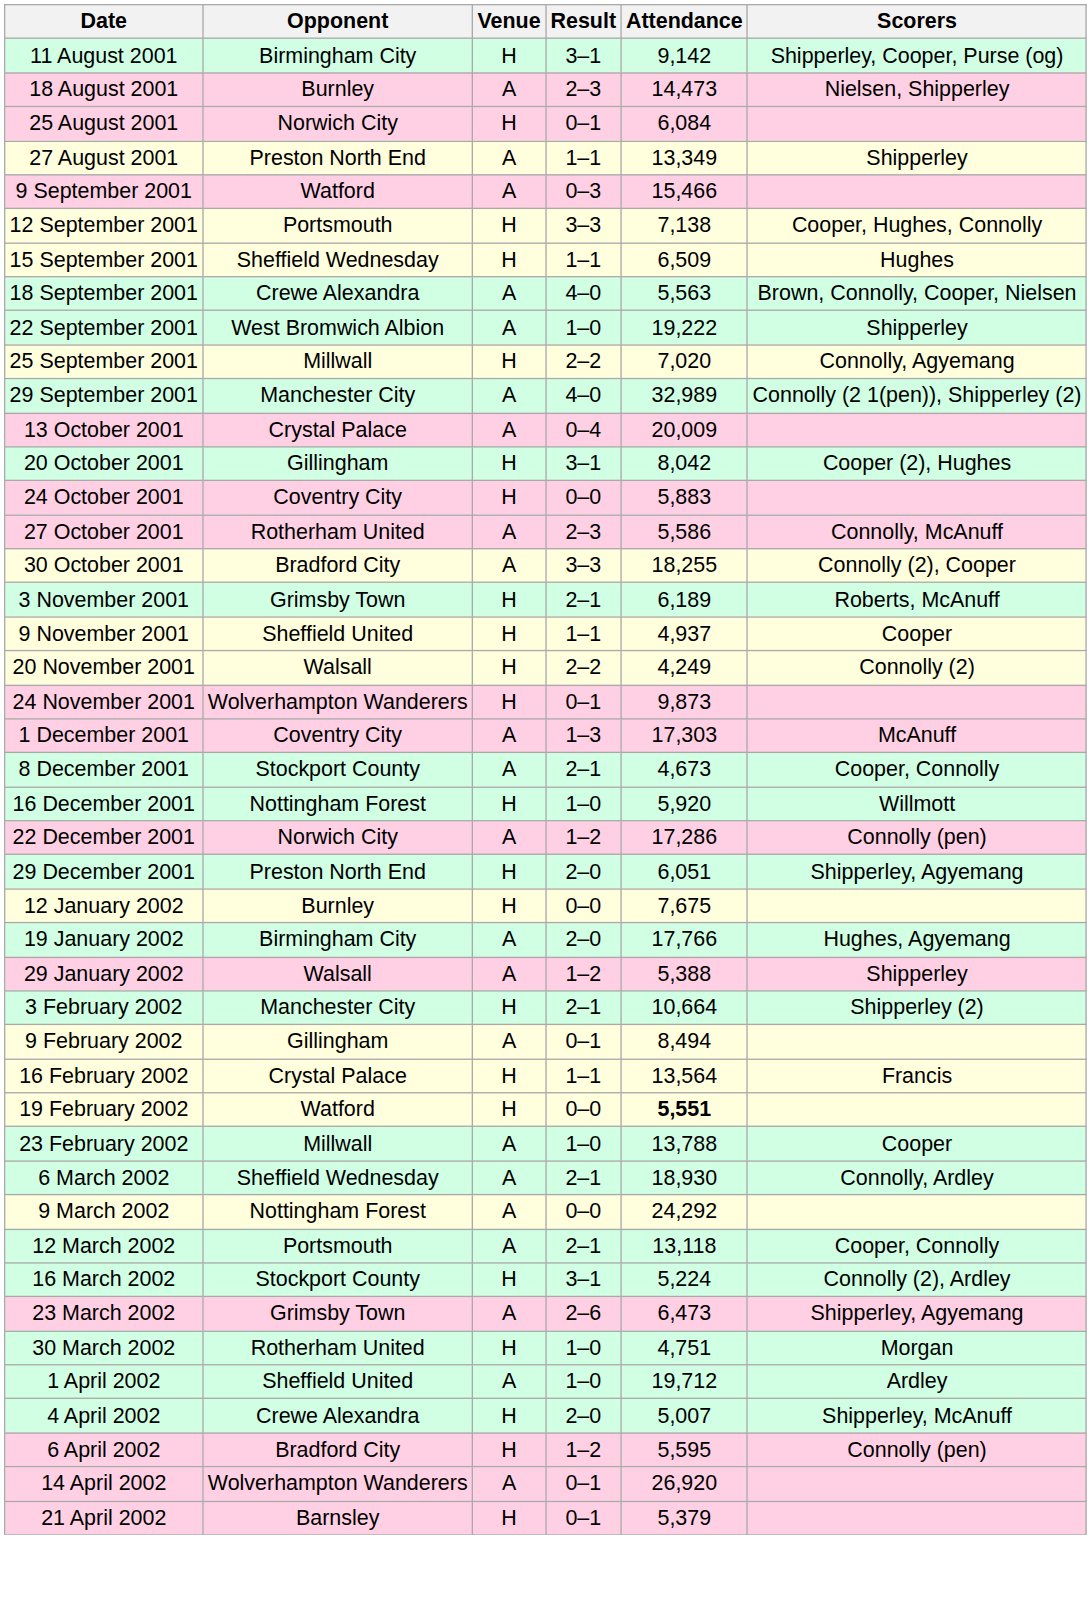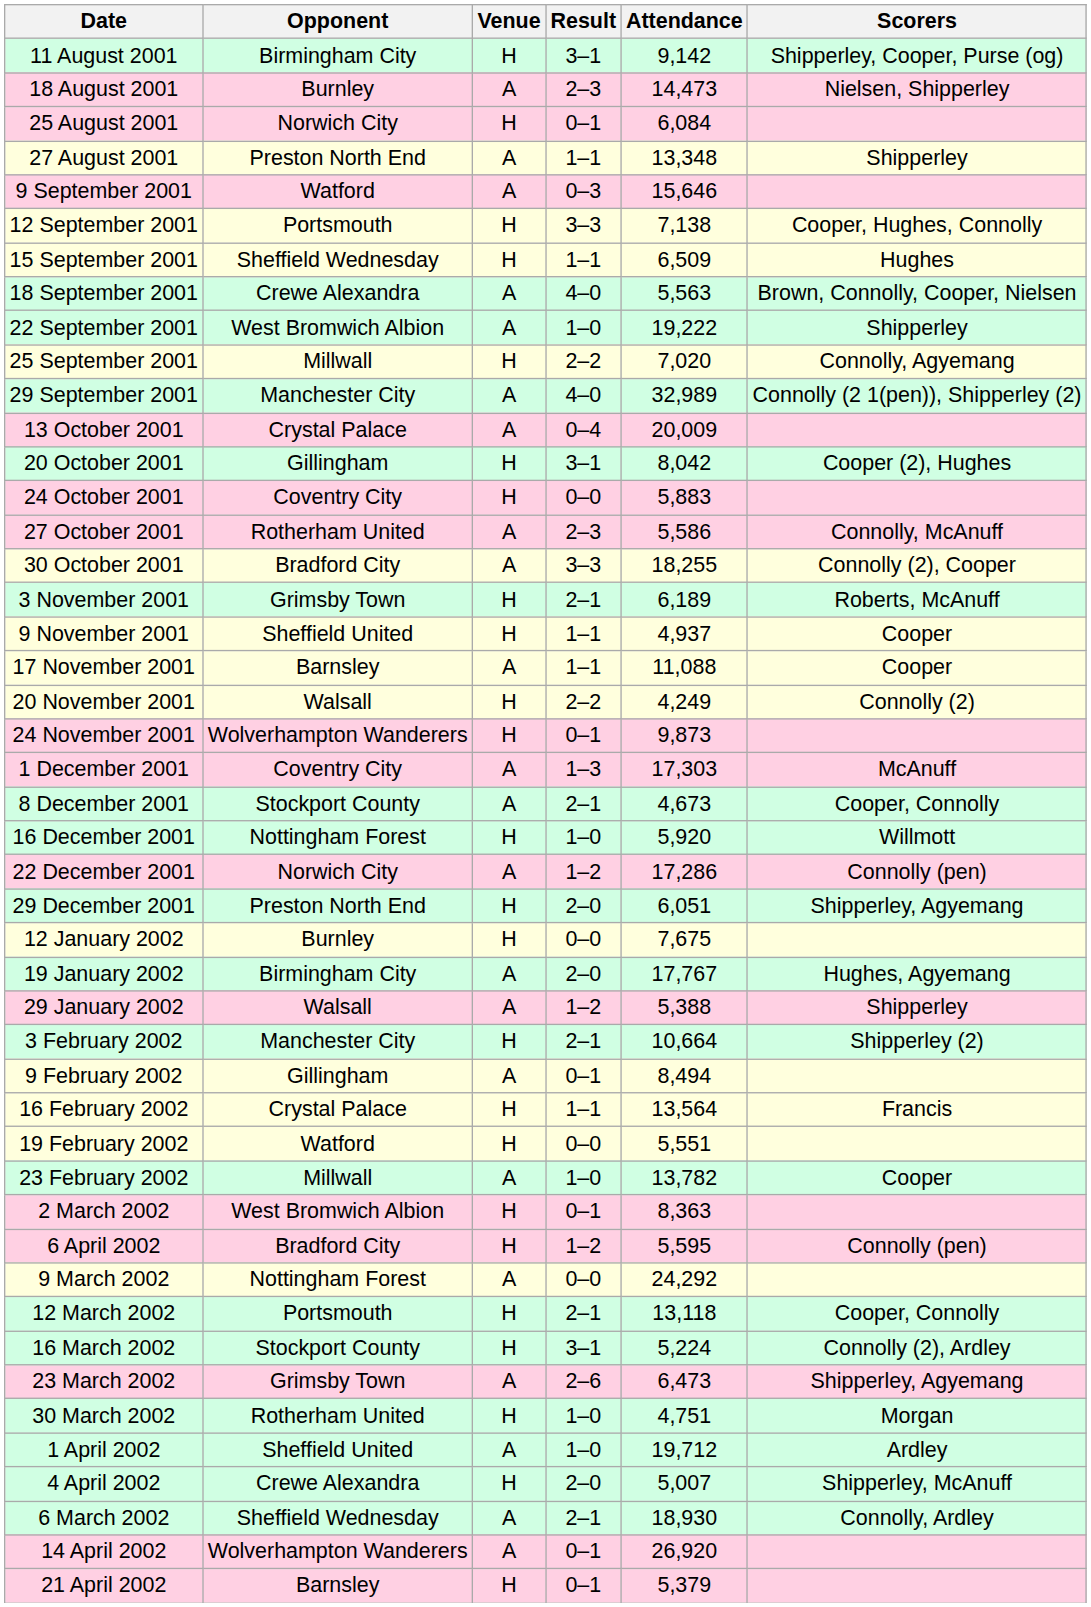(684, 157) 13,349 -> (684, 157) 13,348
(684, 191) 15,466 -> (684, 191) 15,646
+ row: (104, 667)
(684, 939) 17,766 -> (684, 973) 17,767
(684, 1109) bold -> (684, 1143) normal
(684, 1143) 13,788 -> (684, 1177) 13,782
+ row: (104, 1211)
rows swapped: (104, 1177) <-> (104, 1449)
(509, 1245) A -> (509, 1313) H
